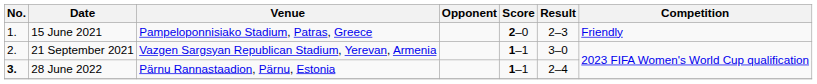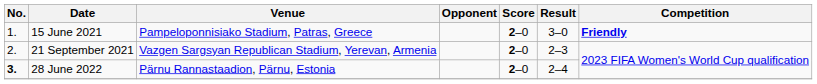(558, 32) 2–3 -> (558, 32) 3–0
(602, 32) normal -> (604, 32) bold
(519, 50) 1–1 -> (519, 50) 2–0
(558, 50) 3–0 -> (558, 50) 2–3
(519, 69) 1–1 -> (519, 69) 2–0
